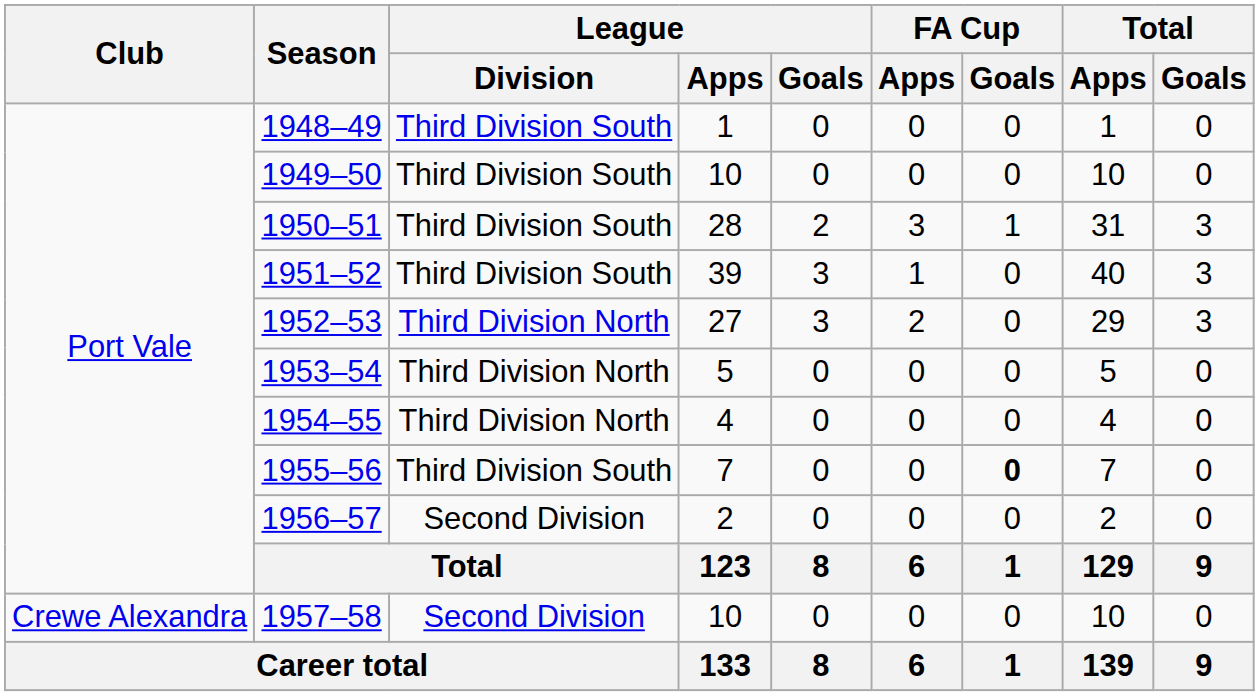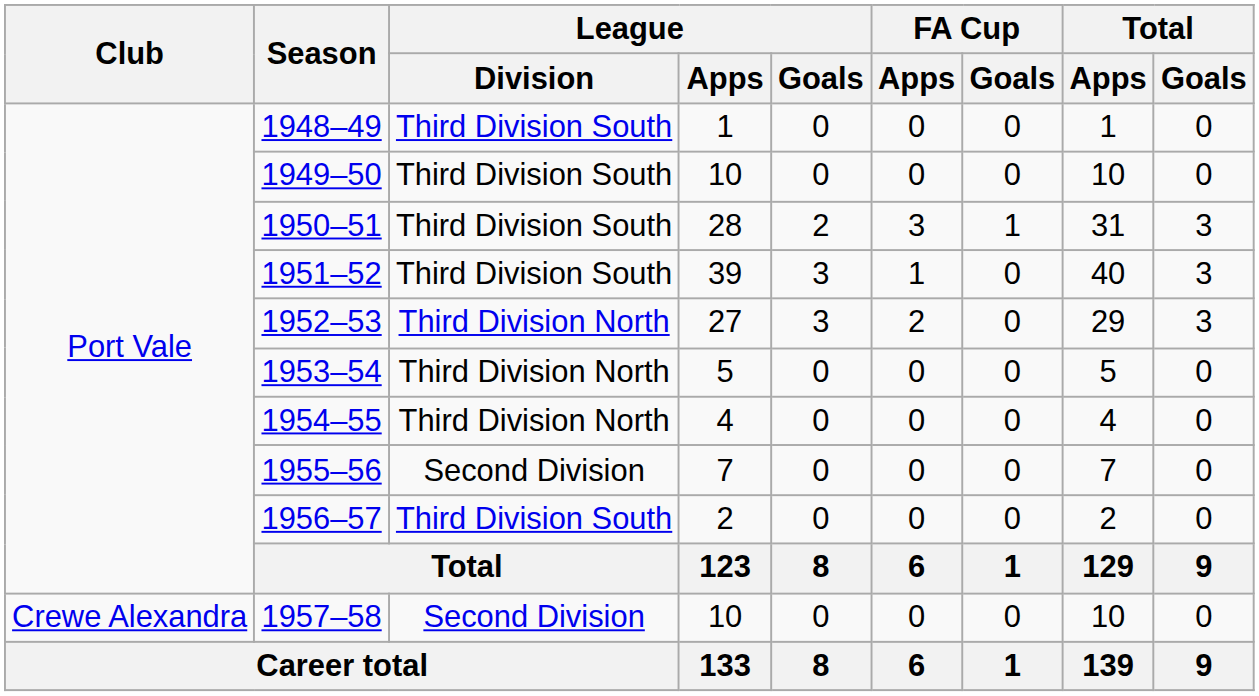(534, 469) Third Division South -> (534, 469) Second Division
(1012, 469) bold -> (1012, 469) normal
(534, 518) Second Division -> (534, 518) Third Division South
